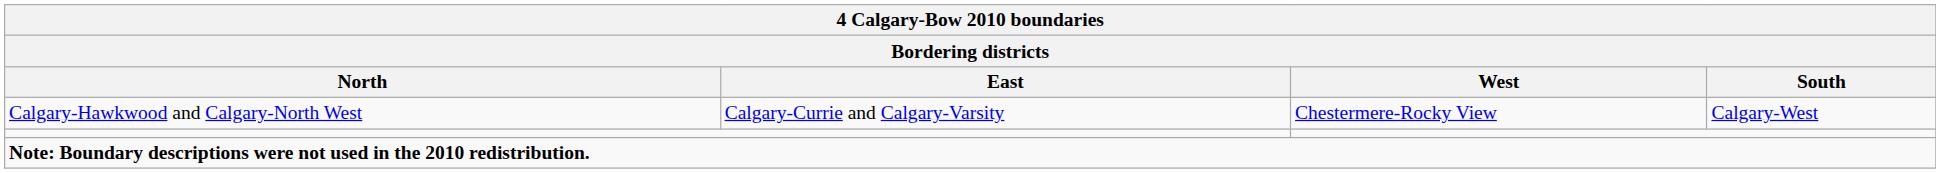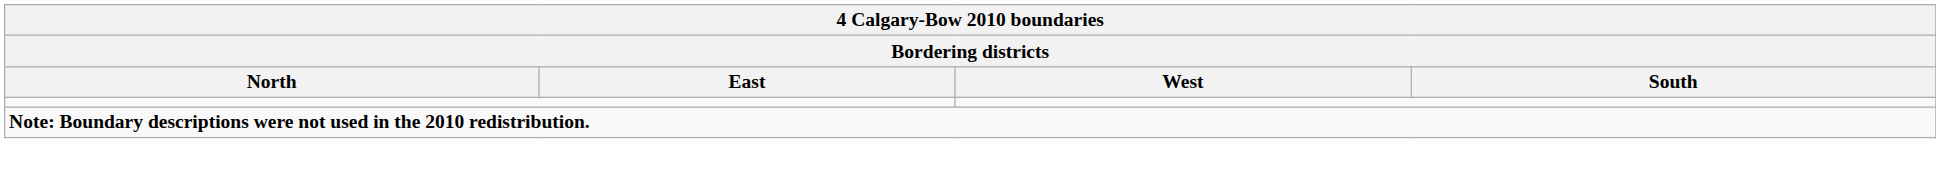- row: (186, 112)
